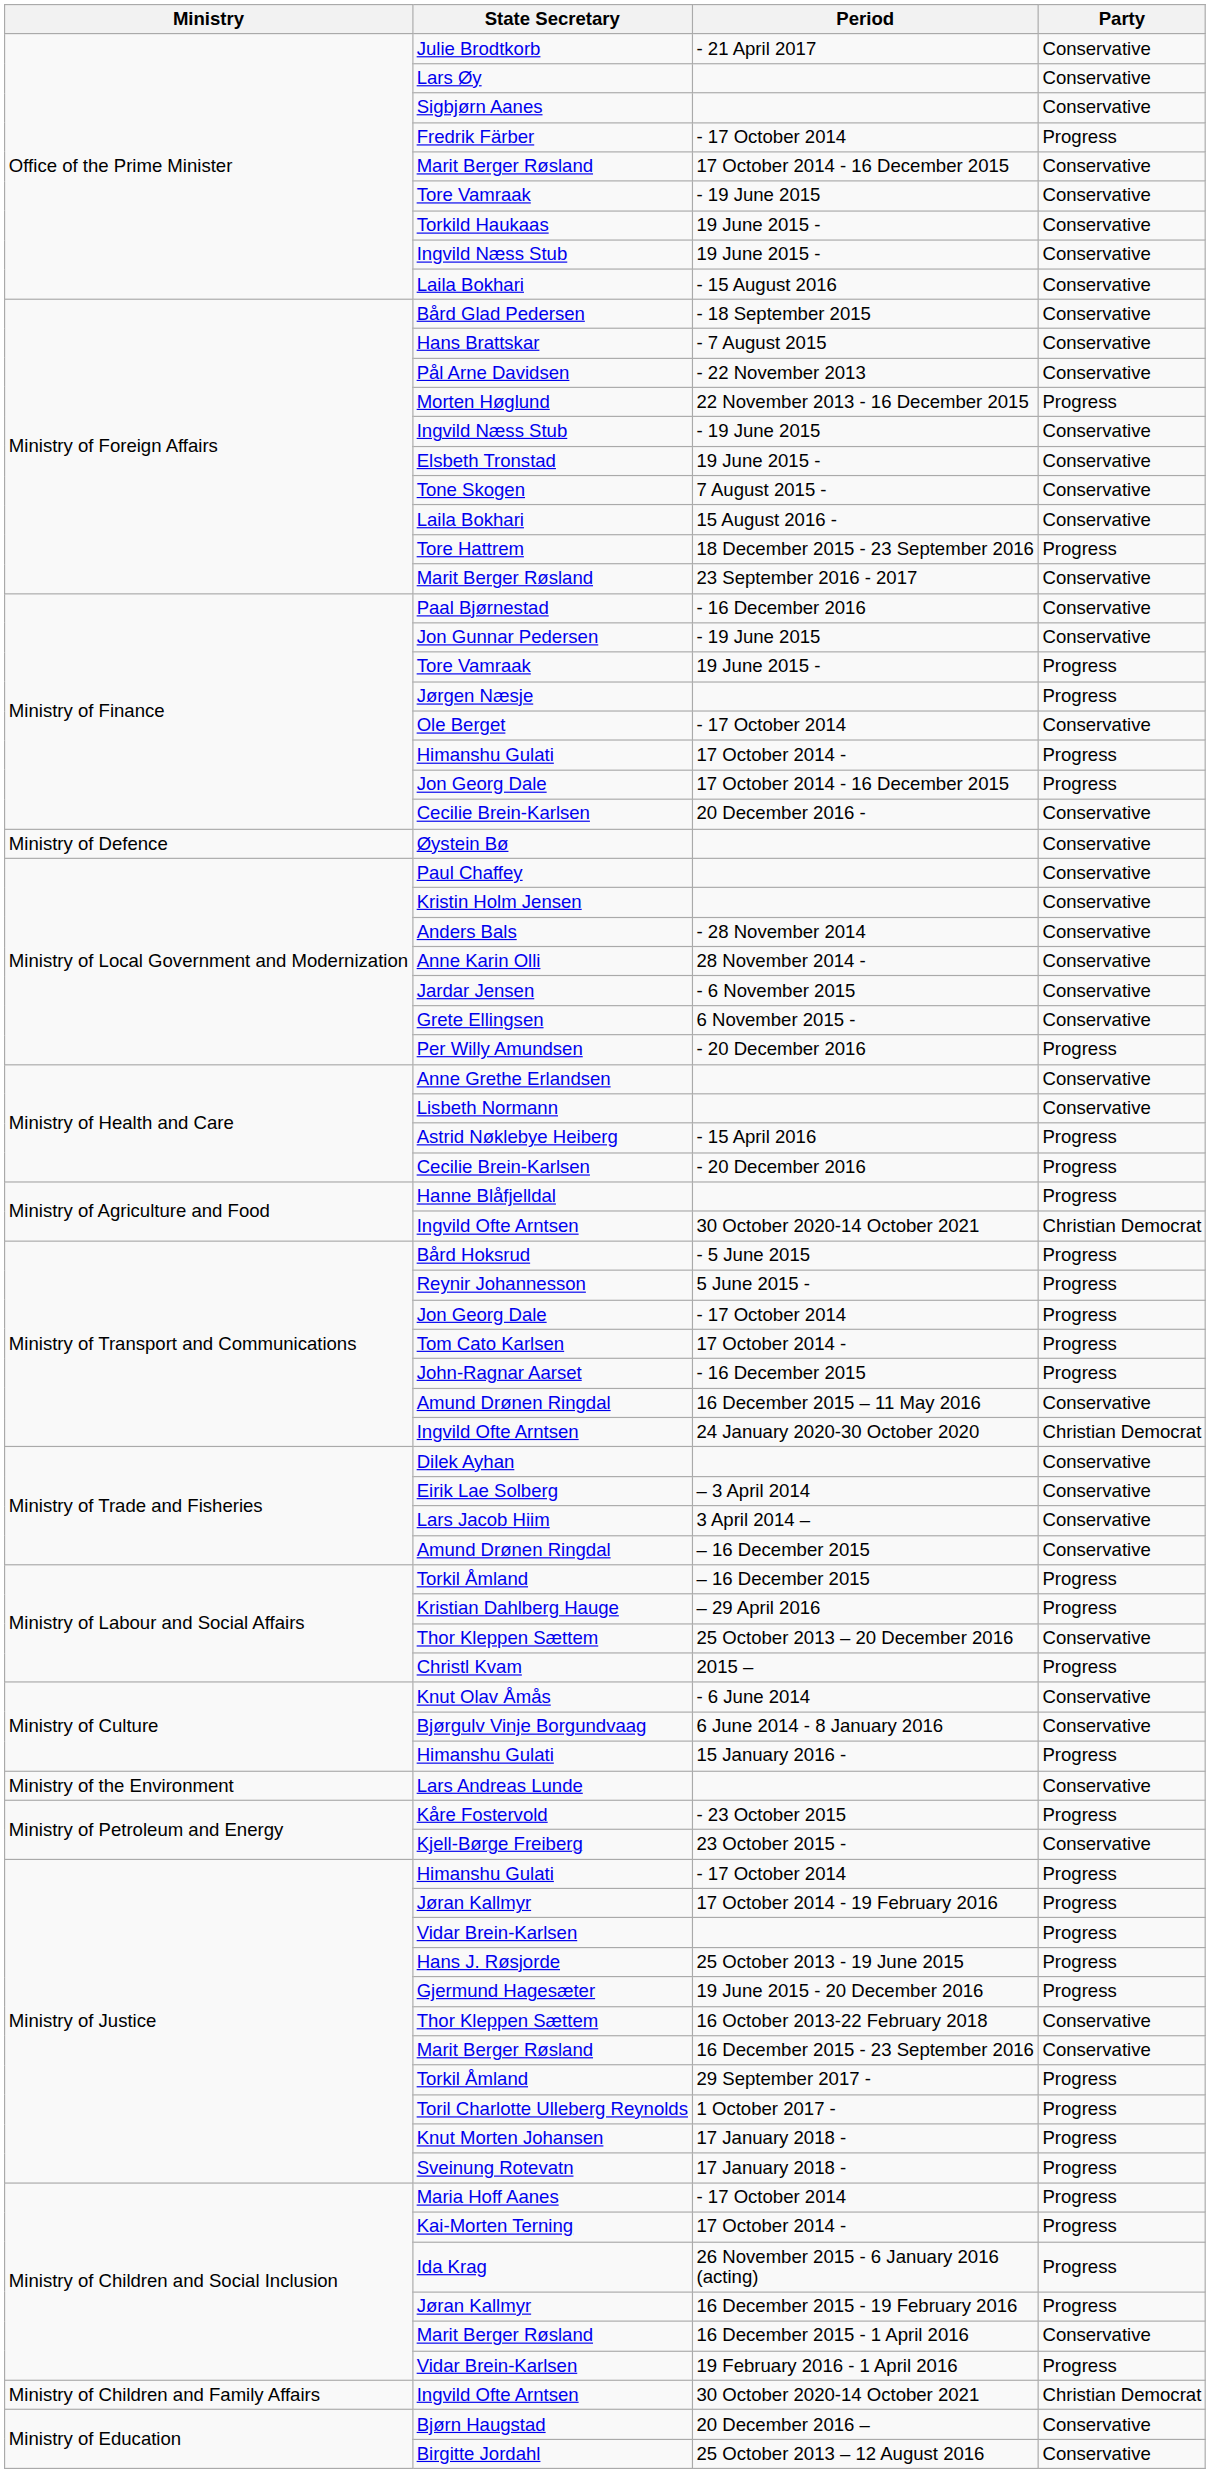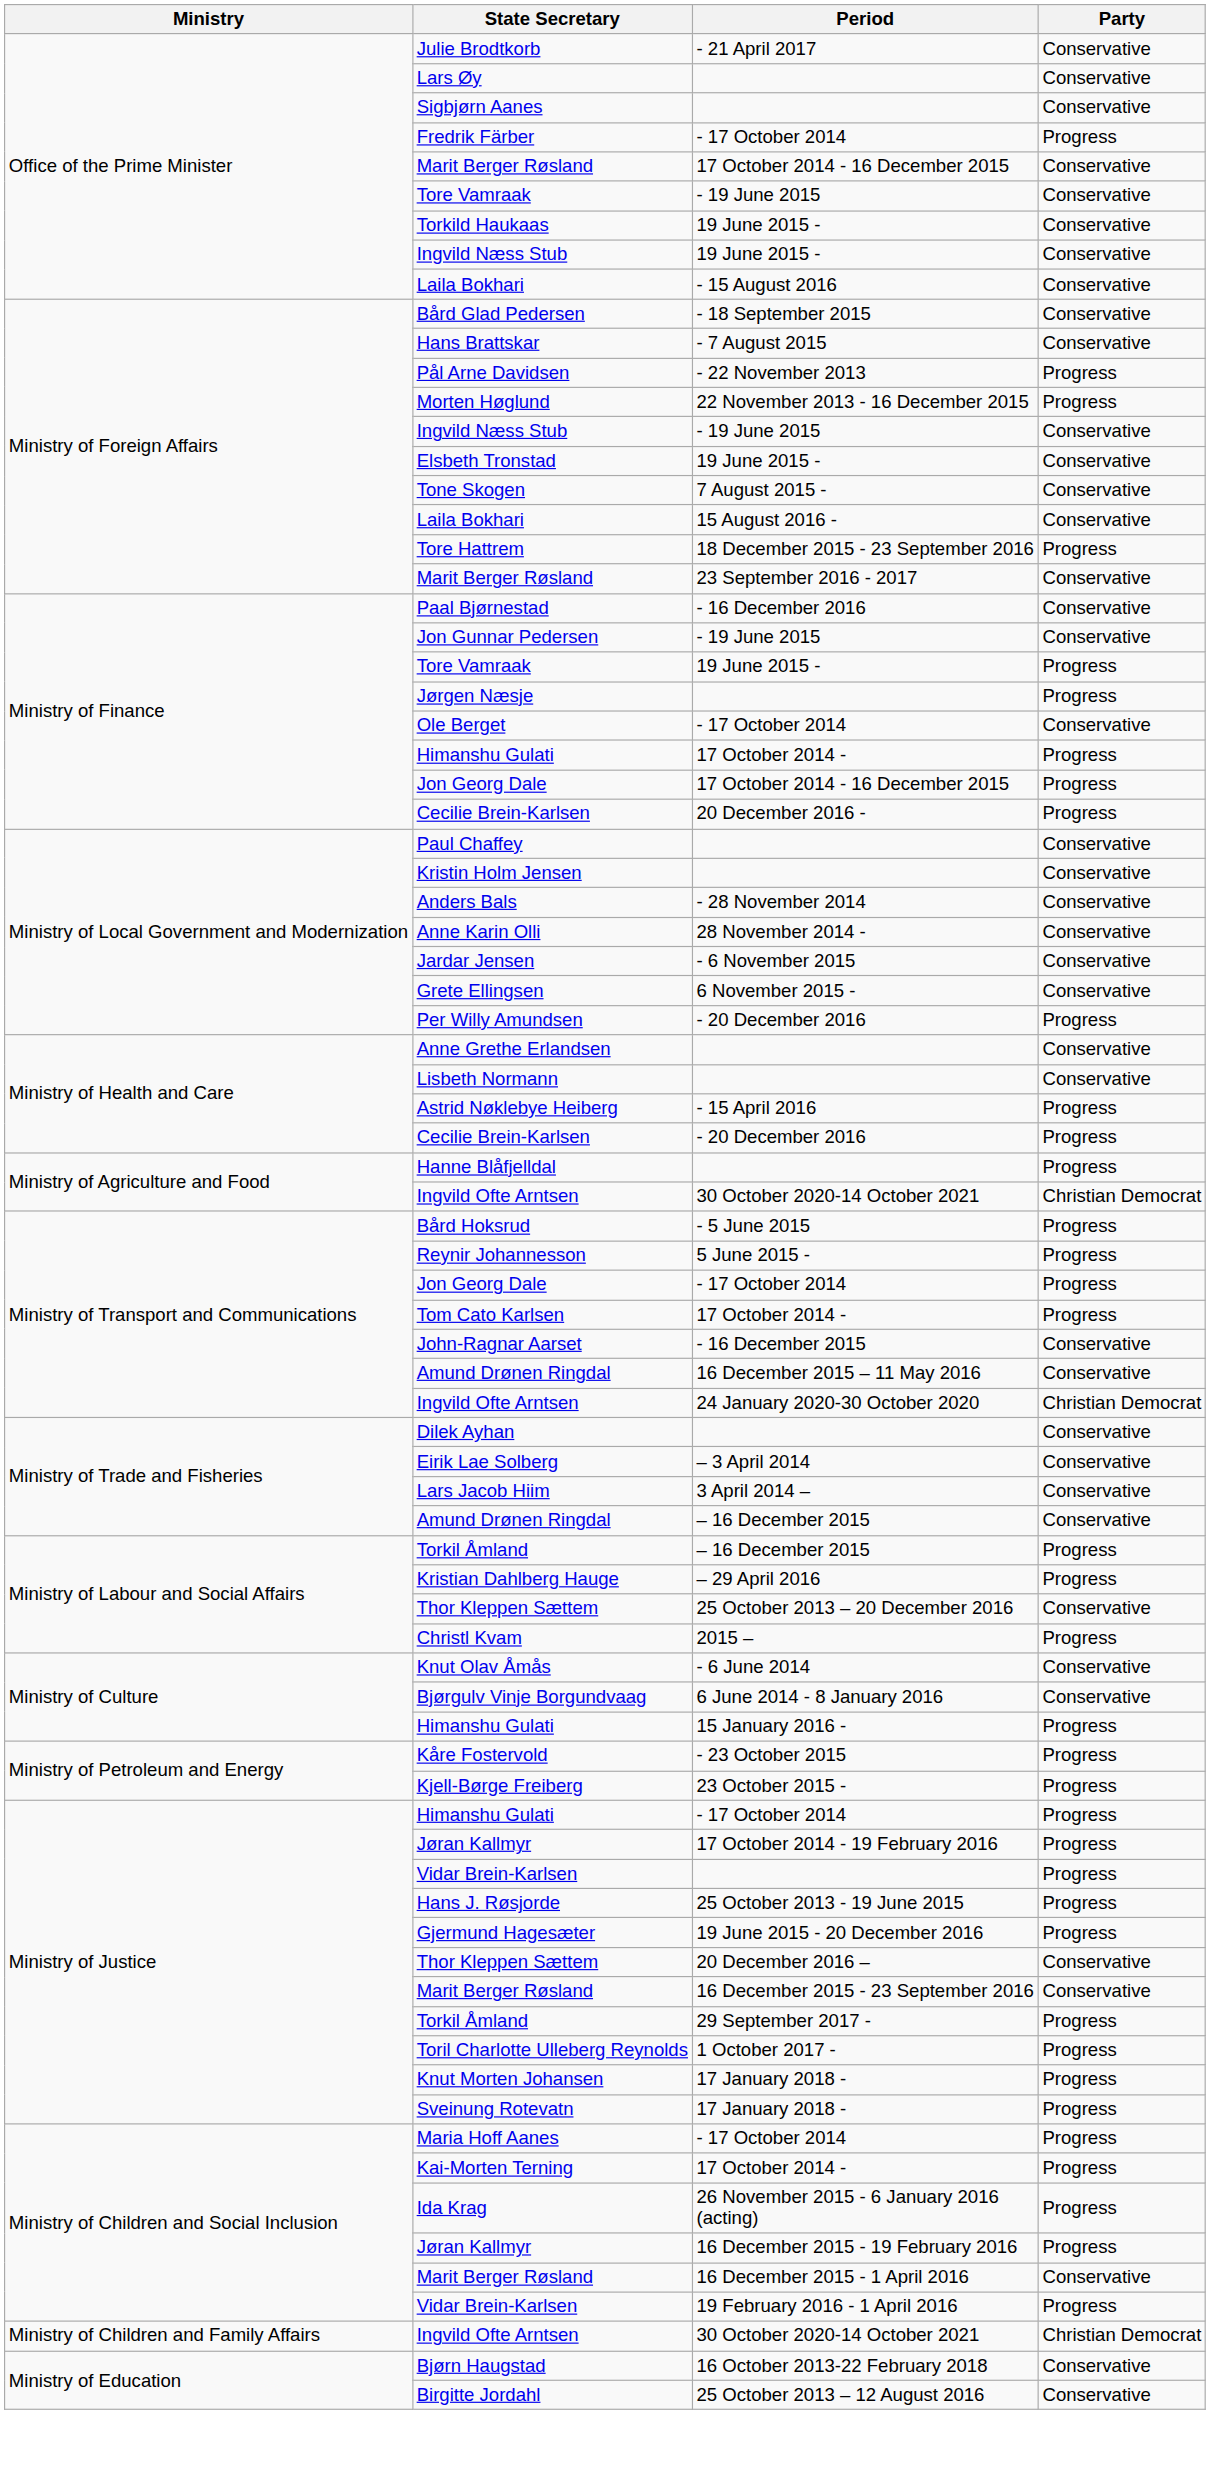(1097, 372) Conservative -> (1080, 372) Progress
(1097, 813) Conservative -> (1080, 813) Progress
- row: (88, 843)
(1080, 1373) Progress -> (1097, 1343) Conservative
- row: (121, 1785)
(1097, 1844) Conservative -> (1080, 1785) Progress
(842, 2020) 16 October 2013-22 February 2018 -> (783, 1961) 20 December 2016 –
(783, 2424) 20 December 2016 – -> (842, 2365) 16 October 2013-22 February 2018
